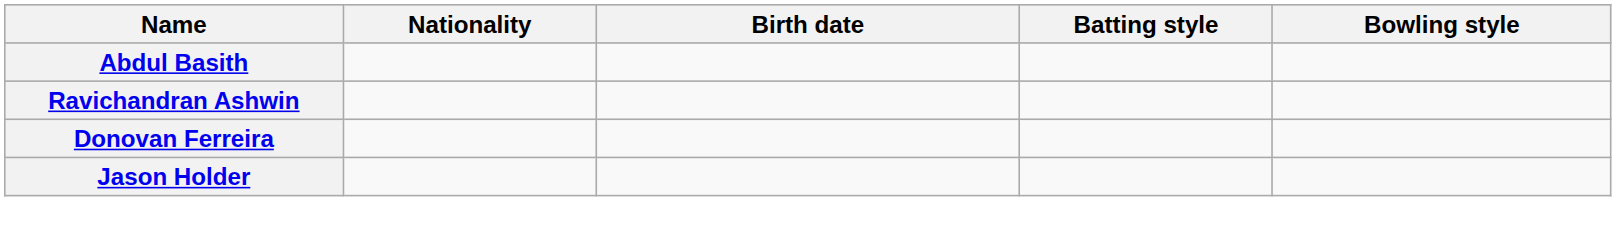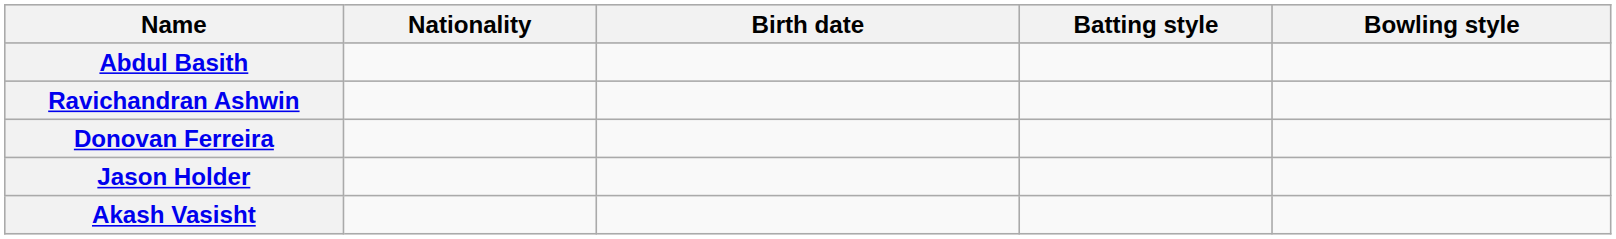+ row: (174, 215)
